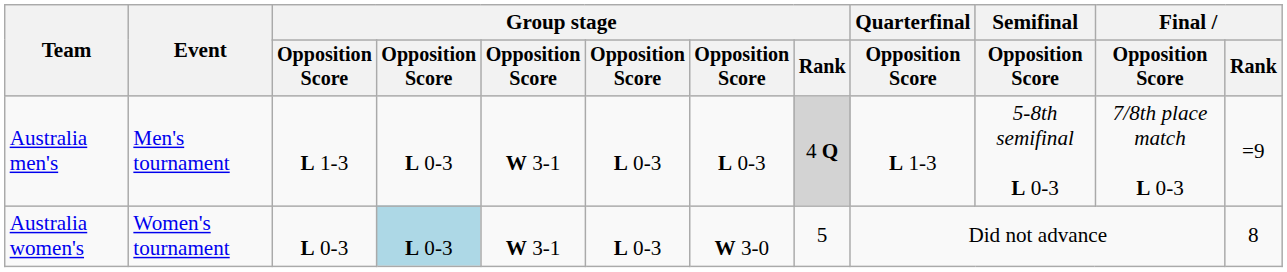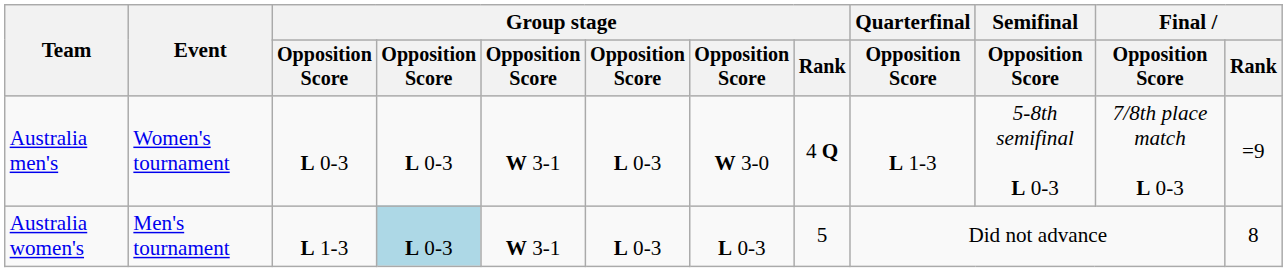(182, 151) Men's tournament -> (182, 151) Women's tournament
(324, 163) L 1-3 -> (324, 163) L 0-3
(742, 163) L 0-3 -> (742, 163) W 3-0
(822, 151) lightgrey background -> (822, 151) no background
(182, 236) Women's tournament -> (182, 236) Men's tournament
(324, 248) L 0-3 -> (324, 248) L 1-3
(742, 248) W 3-0 -> (742, 248) L 0-3
